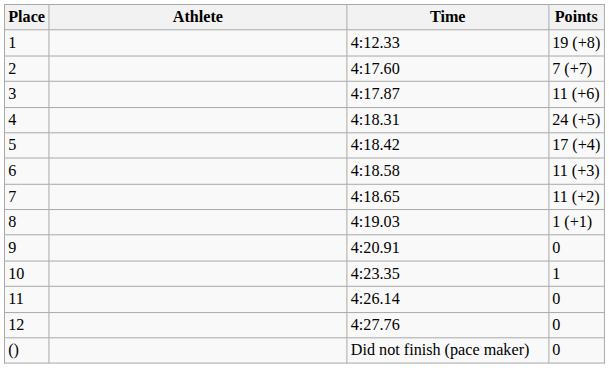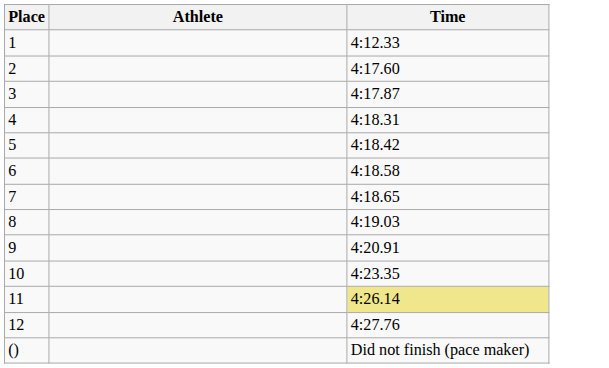- column: (576, 17)
(375, 299) no background -> (375, 299) khaki background
